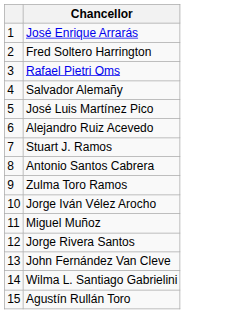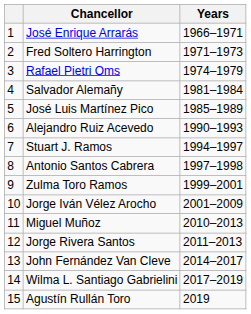+ column: (213, 14)
